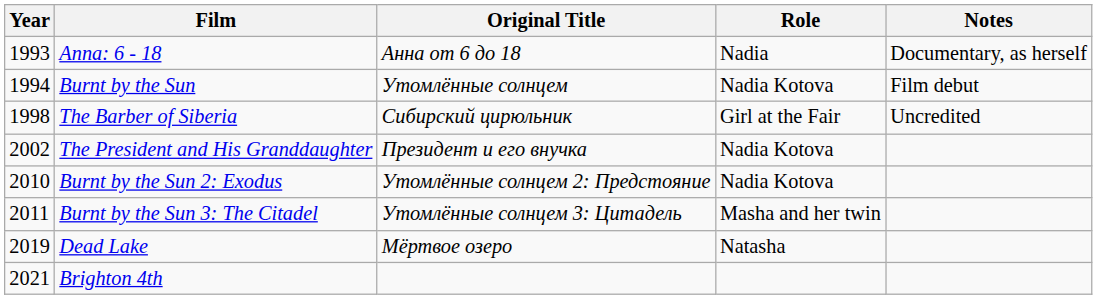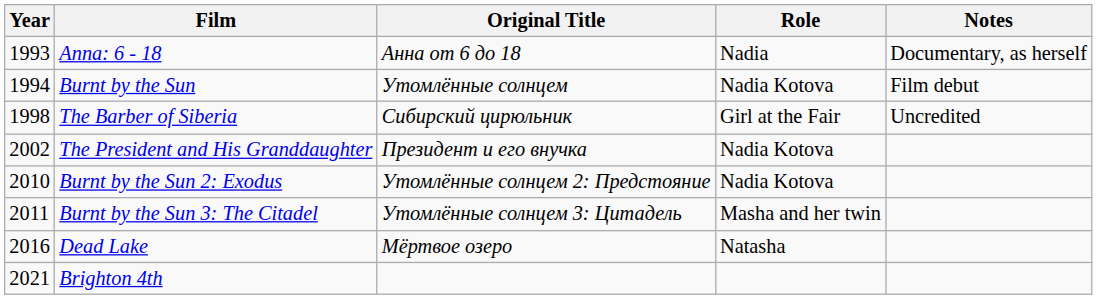(30, 246) 2019 -> (30, 246) 2016
